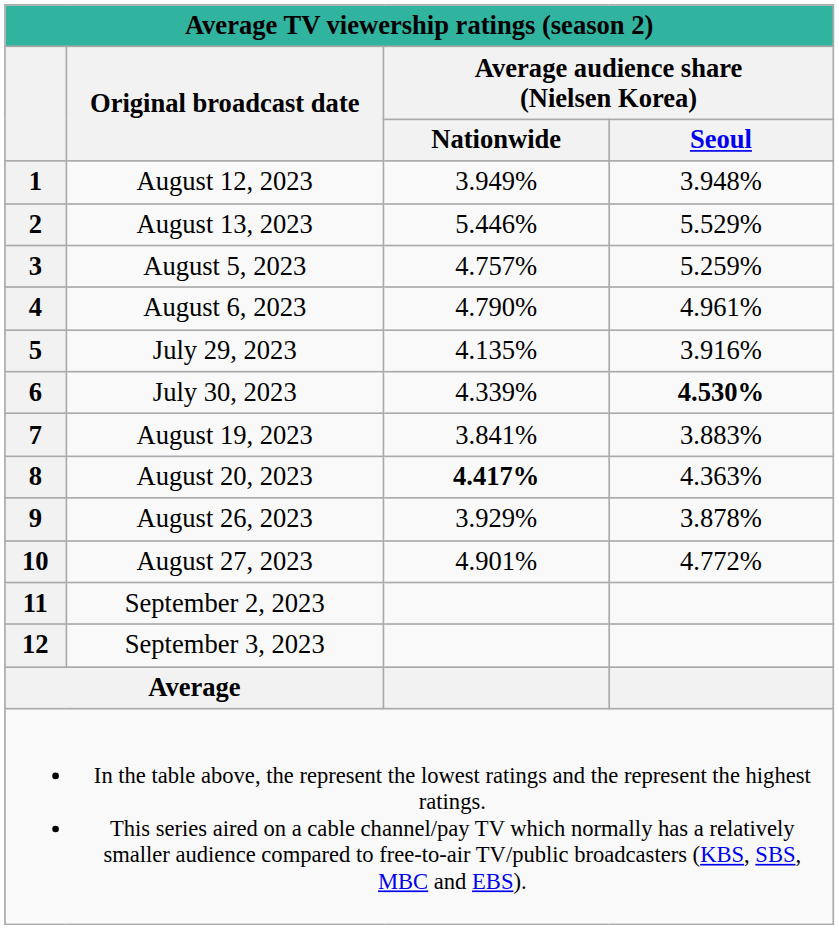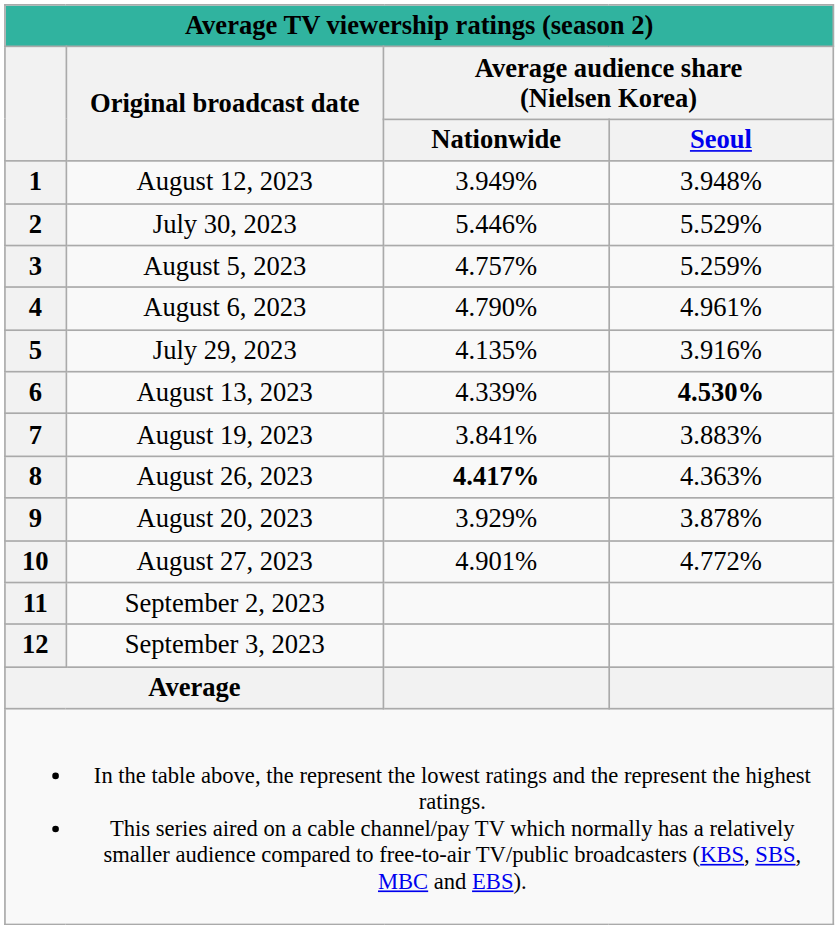(225, 223) August 13, 2023 -> (225, 223) July 30, 2023
(225, 392) July 30, 2023 -> (225, 392) August 13, 2023
(225, 476) August 20, 2023 -> (225, 476) August 26, 2023
(225, 518) August 26, 2023 -> (225, 518) August 20, 2023
